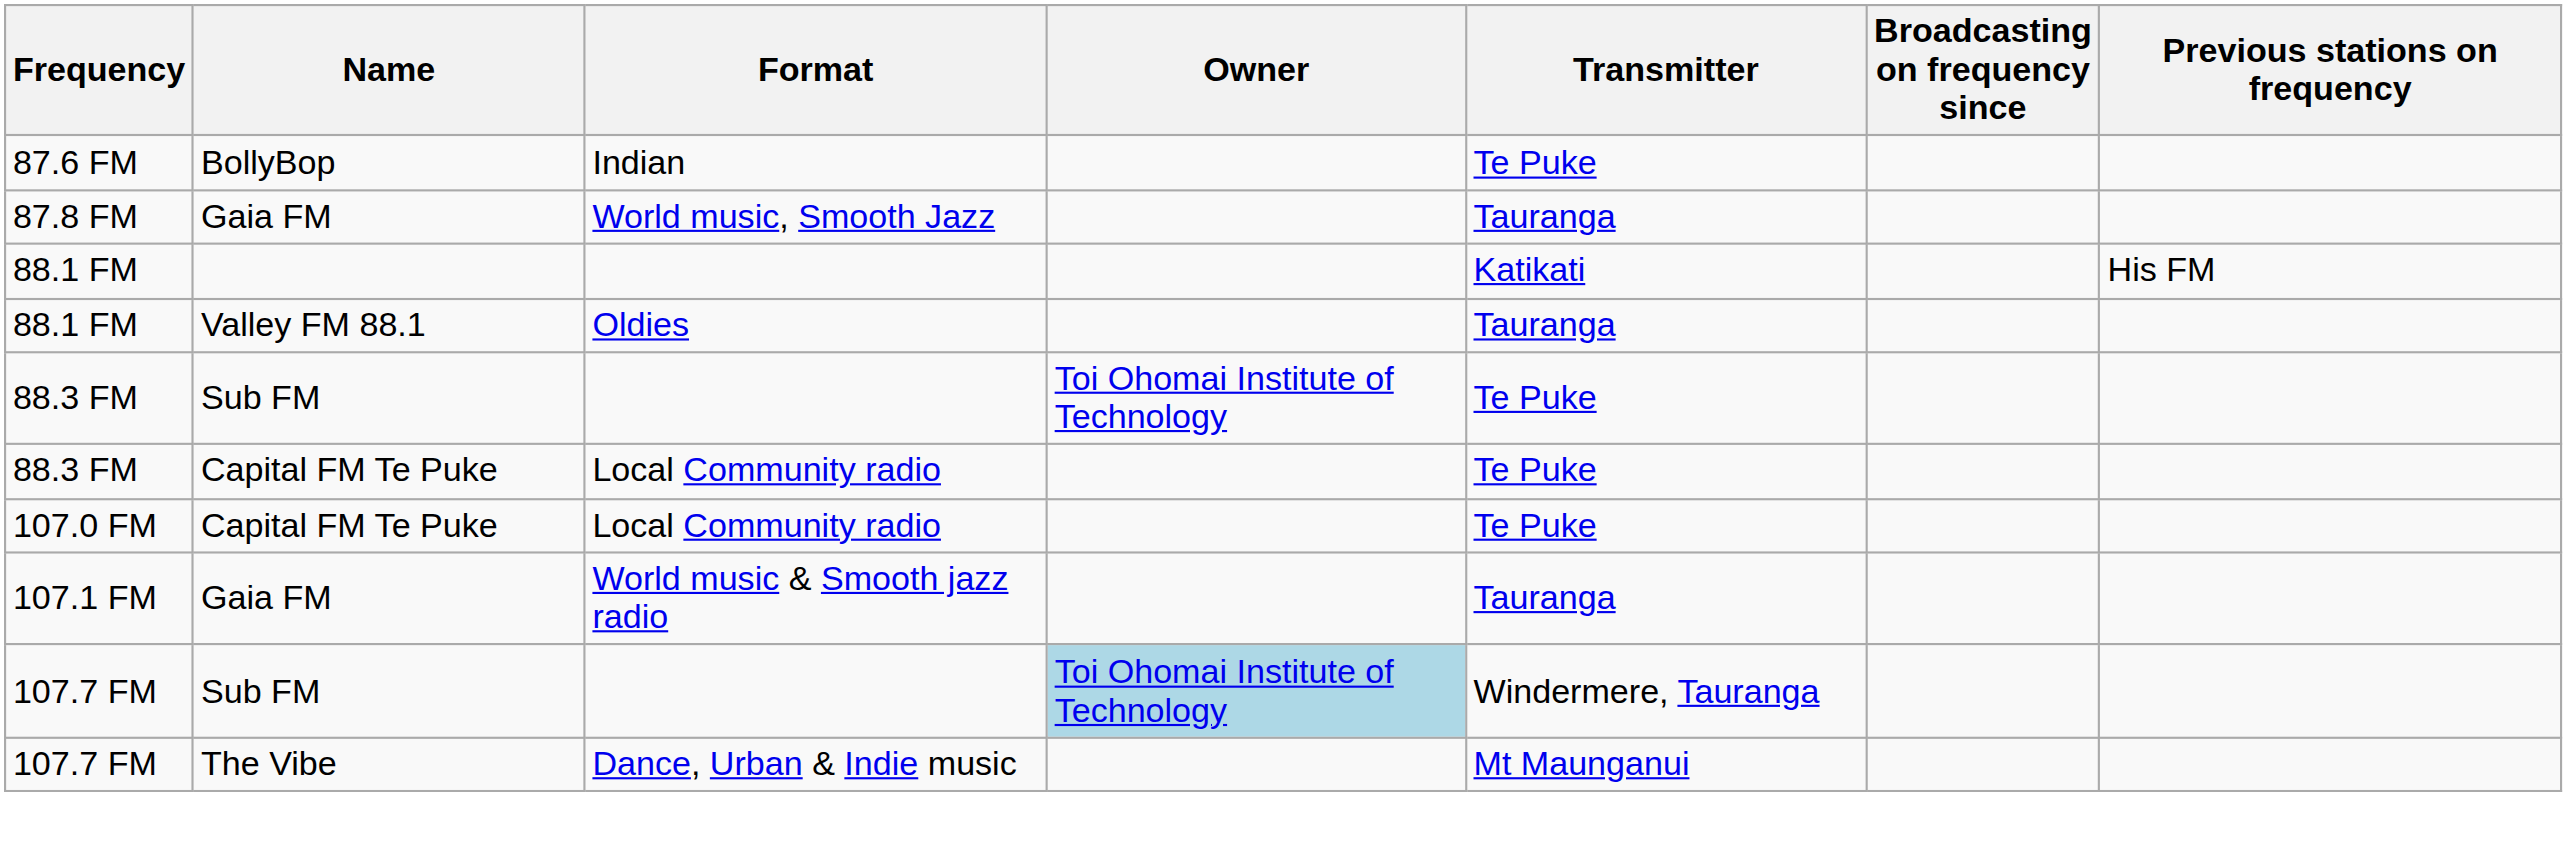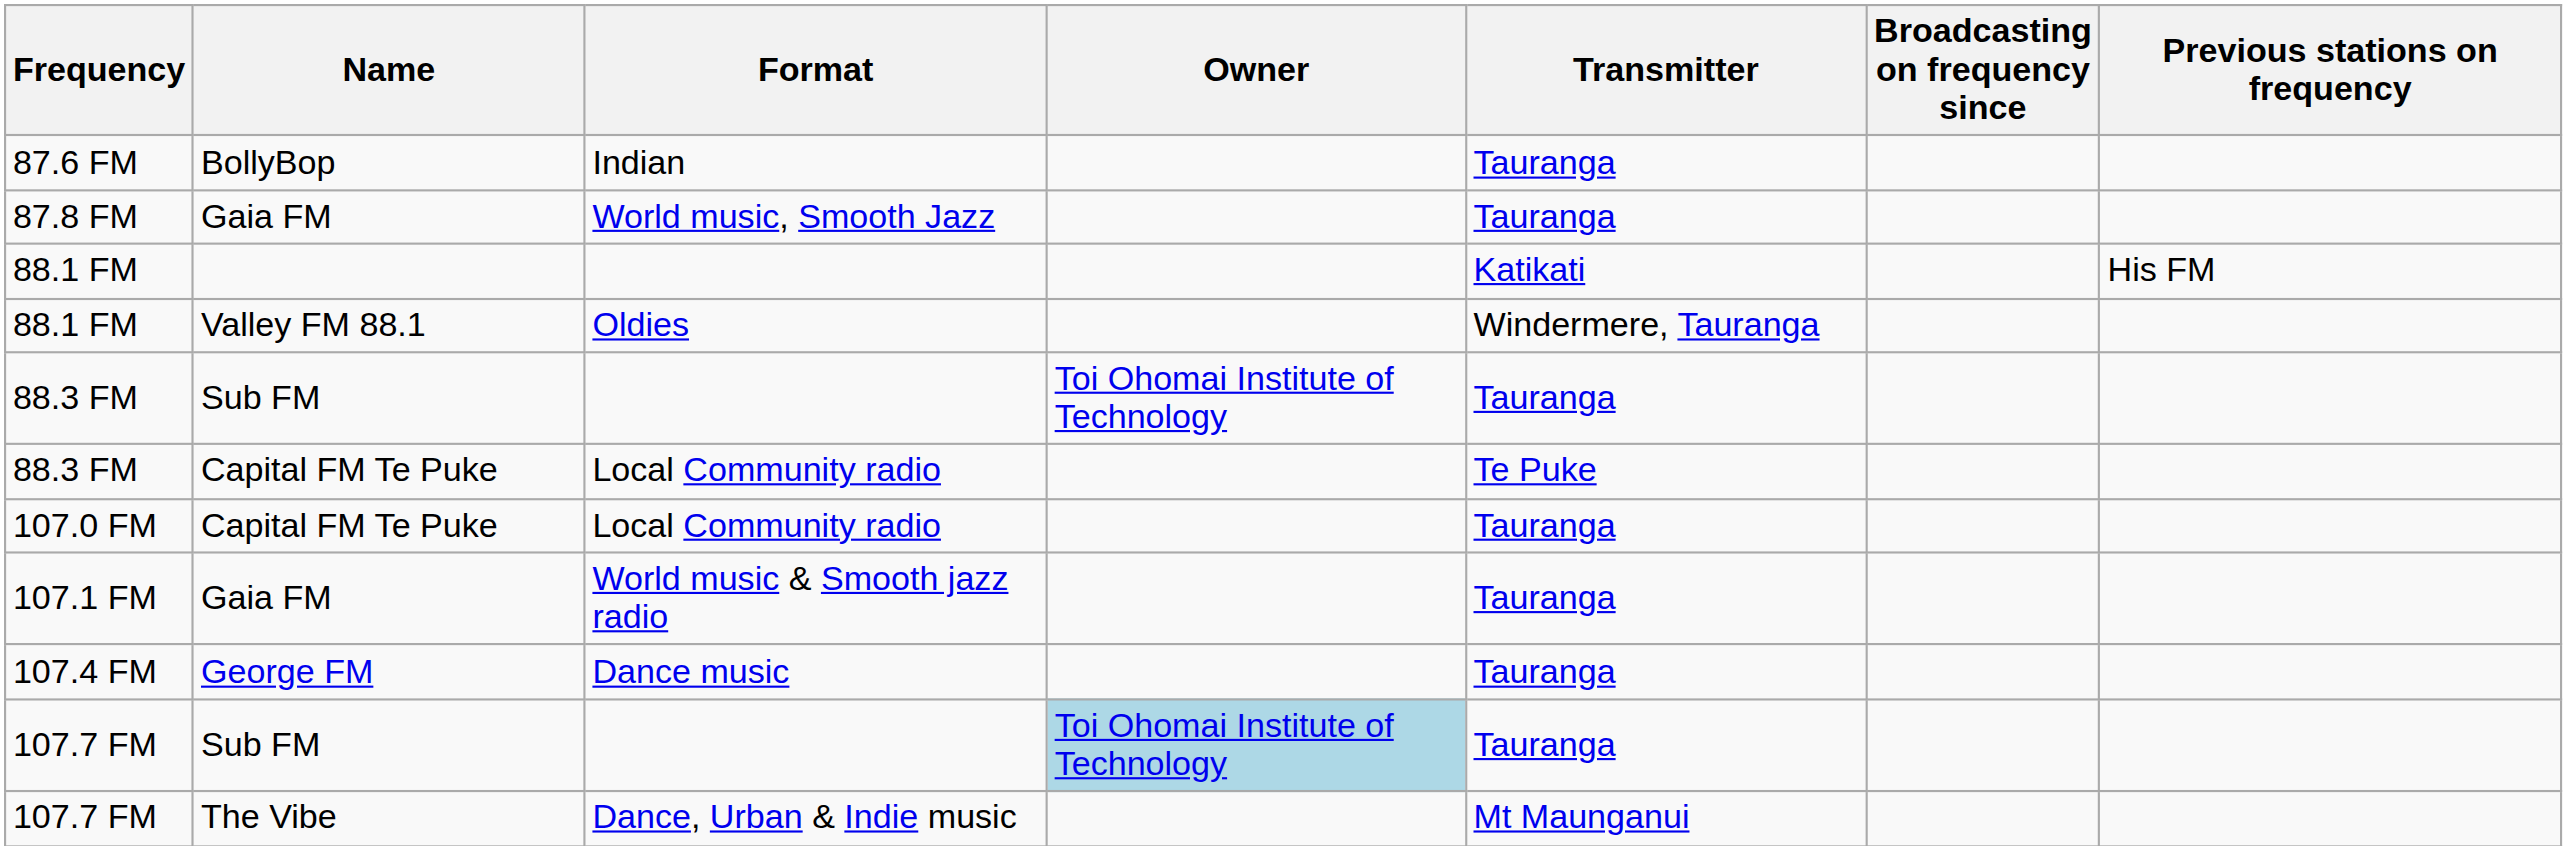(1535, 162) Te Puke -> (1545, 162) Tauranga
(1545, 324) Tauranga -> (1647, 324) Windermere, Tauranga
(1535, 397) Te Puke -> (1545, 397) Tauranga
(1535, 524) Te Puke -> (1545, 524) Tauranga
+ row: (85, 671)
(1647, 690) Windermere, Tauranga -> (1545, 744) Tauranga
